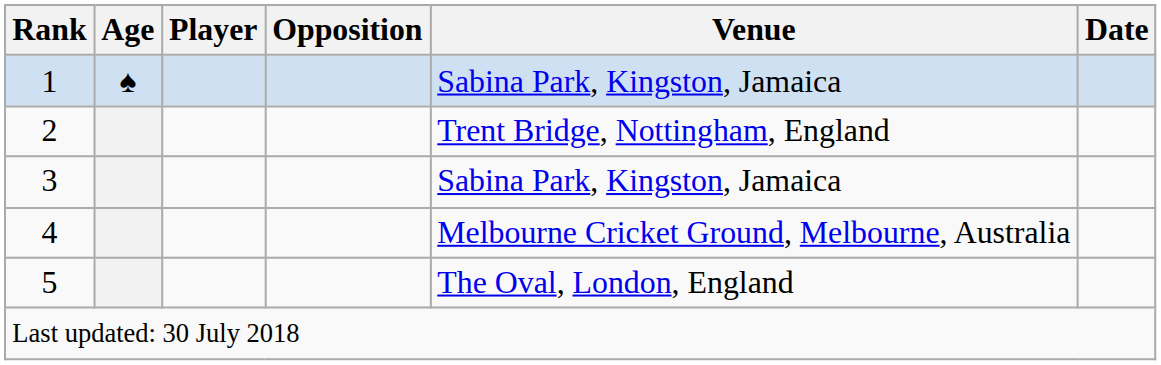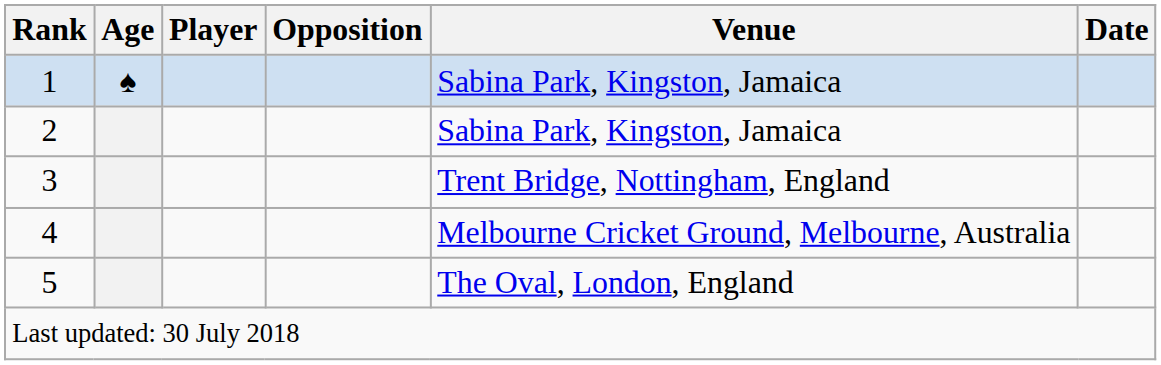(664, 130) Trent Bridge, Nottingham, England -> (639, 130) Sabina Park, Kingston, Jamaica
(639, 181) Sabina Park, Kingston, Jamaica -> (664, 181) Trent Bridge, Nottingham, England
